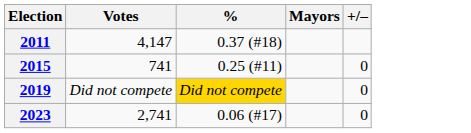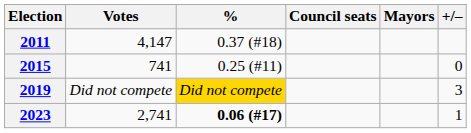+ column: (333, 16)
(364, 90) 0 -> (459, 90) 3
(250, 115) normal -> (250, 115) bold
(364, 115) 0 -> (459, 115) 1
